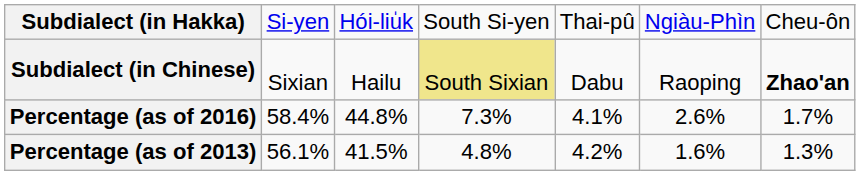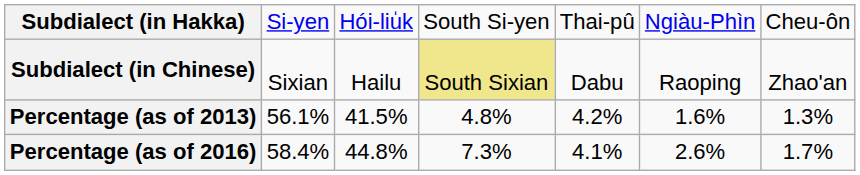(808, 81) bold -> (808, 81) normal
rows swapped: (133, 151) <-> (133, 116)
